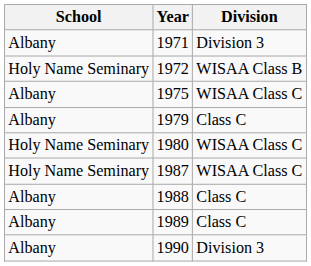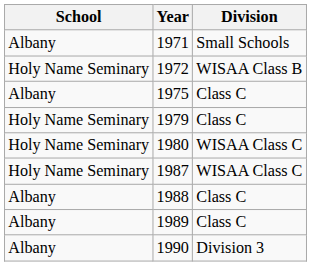(230, 42) Division 3 -> (243, 42) Small Schools
(249, 94) WISAA Class C -> (221, 94) Class C
(32, 119) Albany -> (79, 119) Holy Name Seminary
